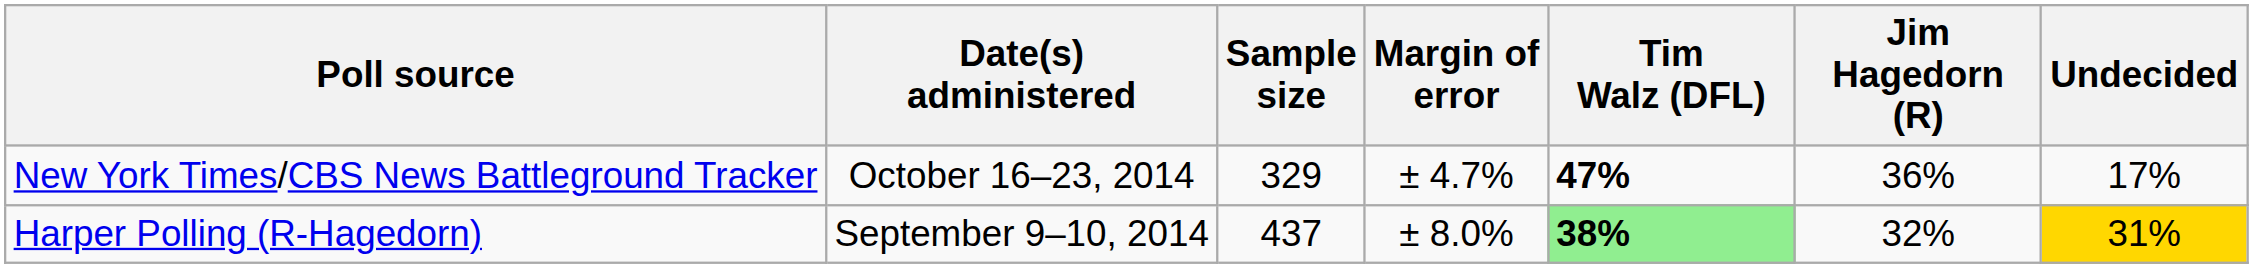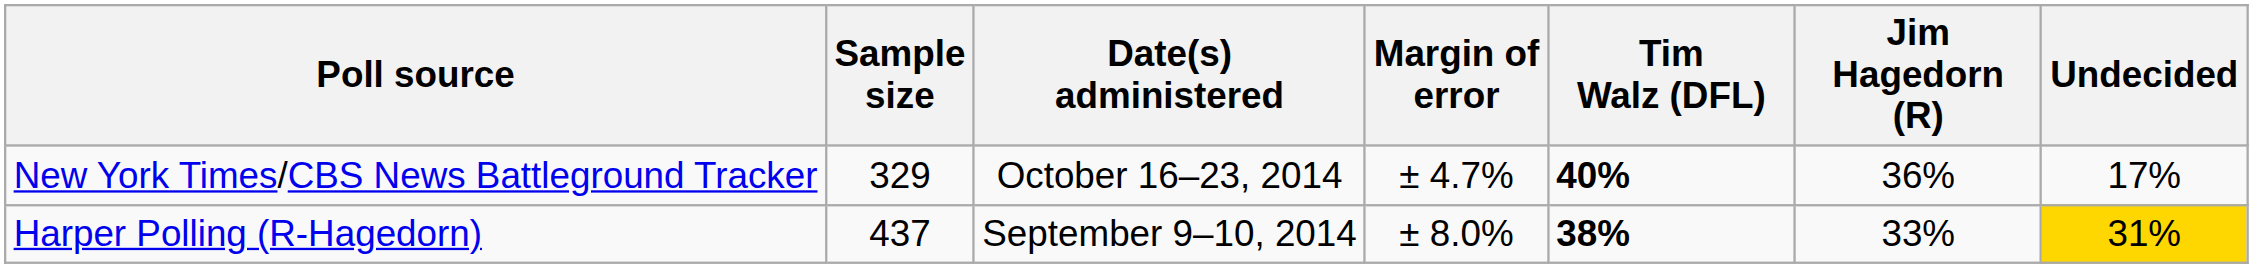columns swapped: (1022, 75) <-> (1291, 75)
(1593, 174) 47% -> (1593, 174) 40%
(1593, 233) lightgreen background -> (1593, 233) no background
(1918, 233) 32% -> (1918, 233) 33%
